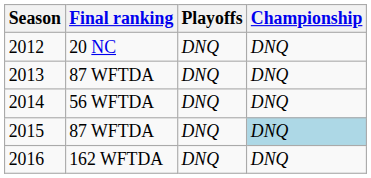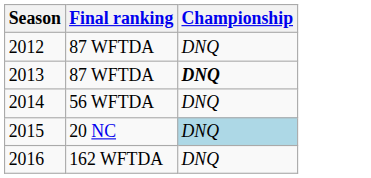- column: (212, 18)
(93, 46) 20 NC -> (112, 46) 87 WFTDA
(270, 74) normal -> (201, 74) bold
(112, 131) 87 WFTDA -> (93, 131) 20 NC
